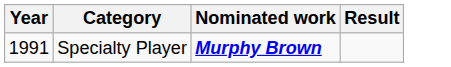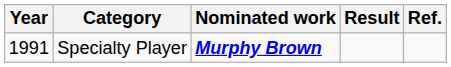+ column: (425, 18)
